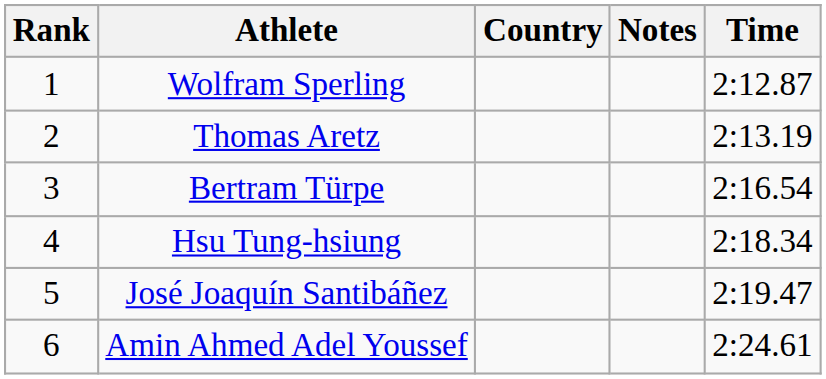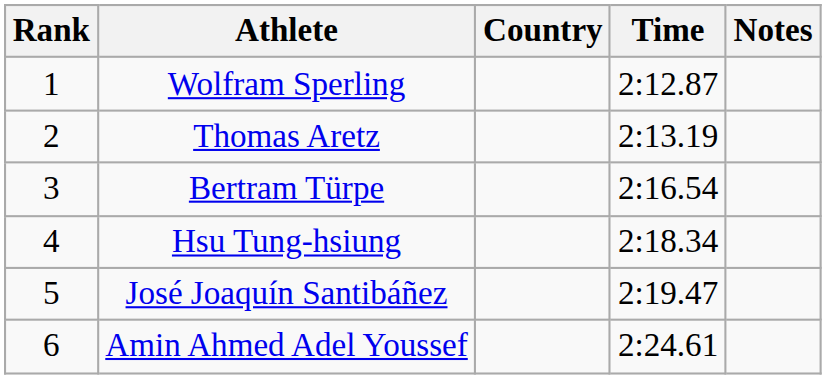columns swapped: (762, 30) <-> (657, 30)
